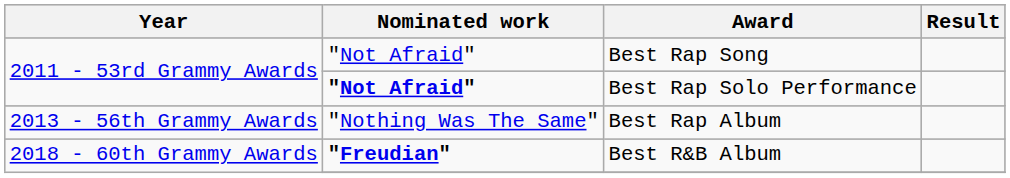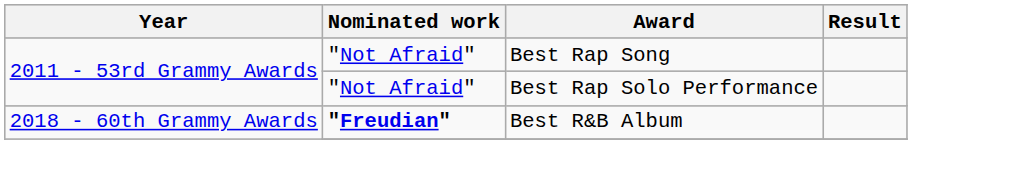(402, 88) bold -> (402, 88) normal
- row: (695, 122)
